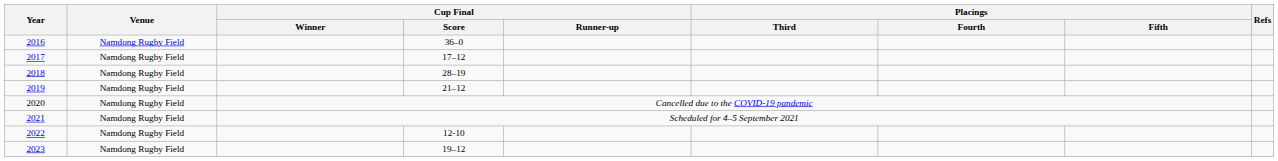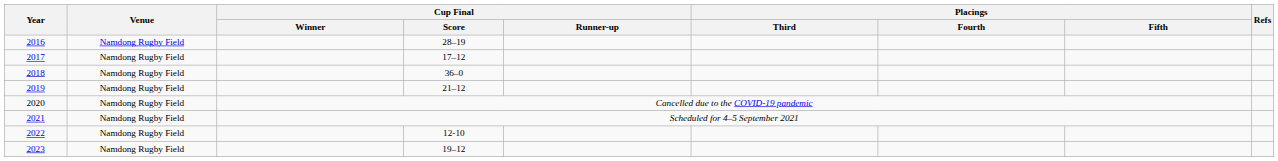(454, 42) 36–0 -> (454, 42) 28–19
(454, 73) 28–19 -> (454, 73) 36–0
